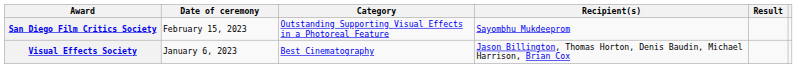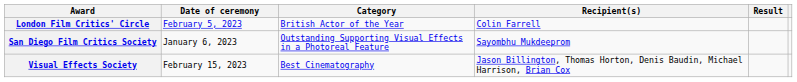+ row: (83, 24)
(205, 29) February 15, 2023 -> (200, 42) January 6, 2023
(200, 52) January 6, 2023 -> (205, 65) February 15, 2023
